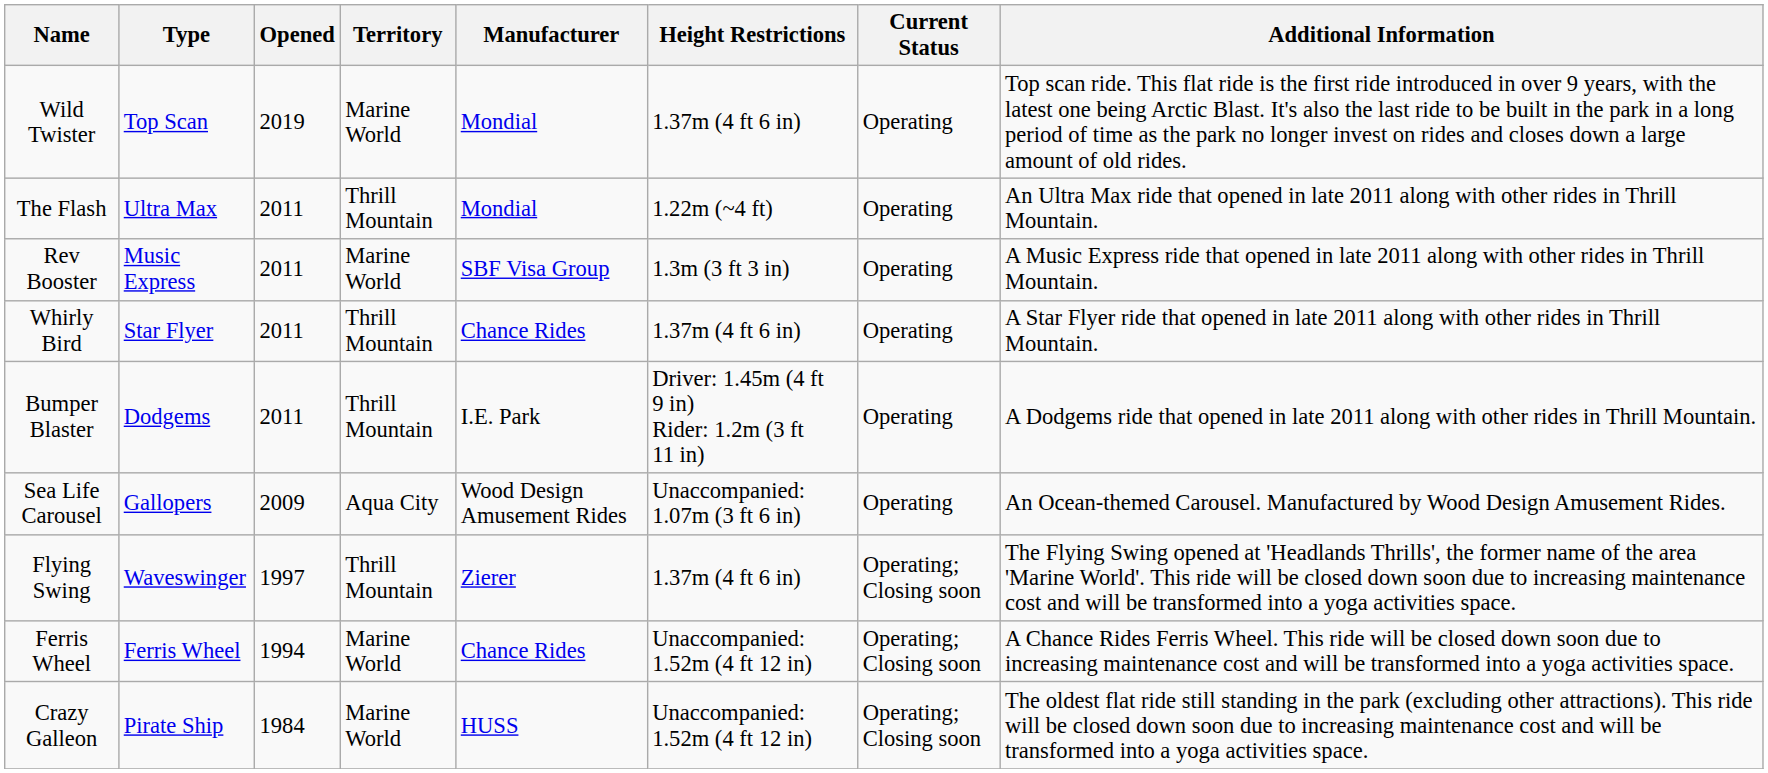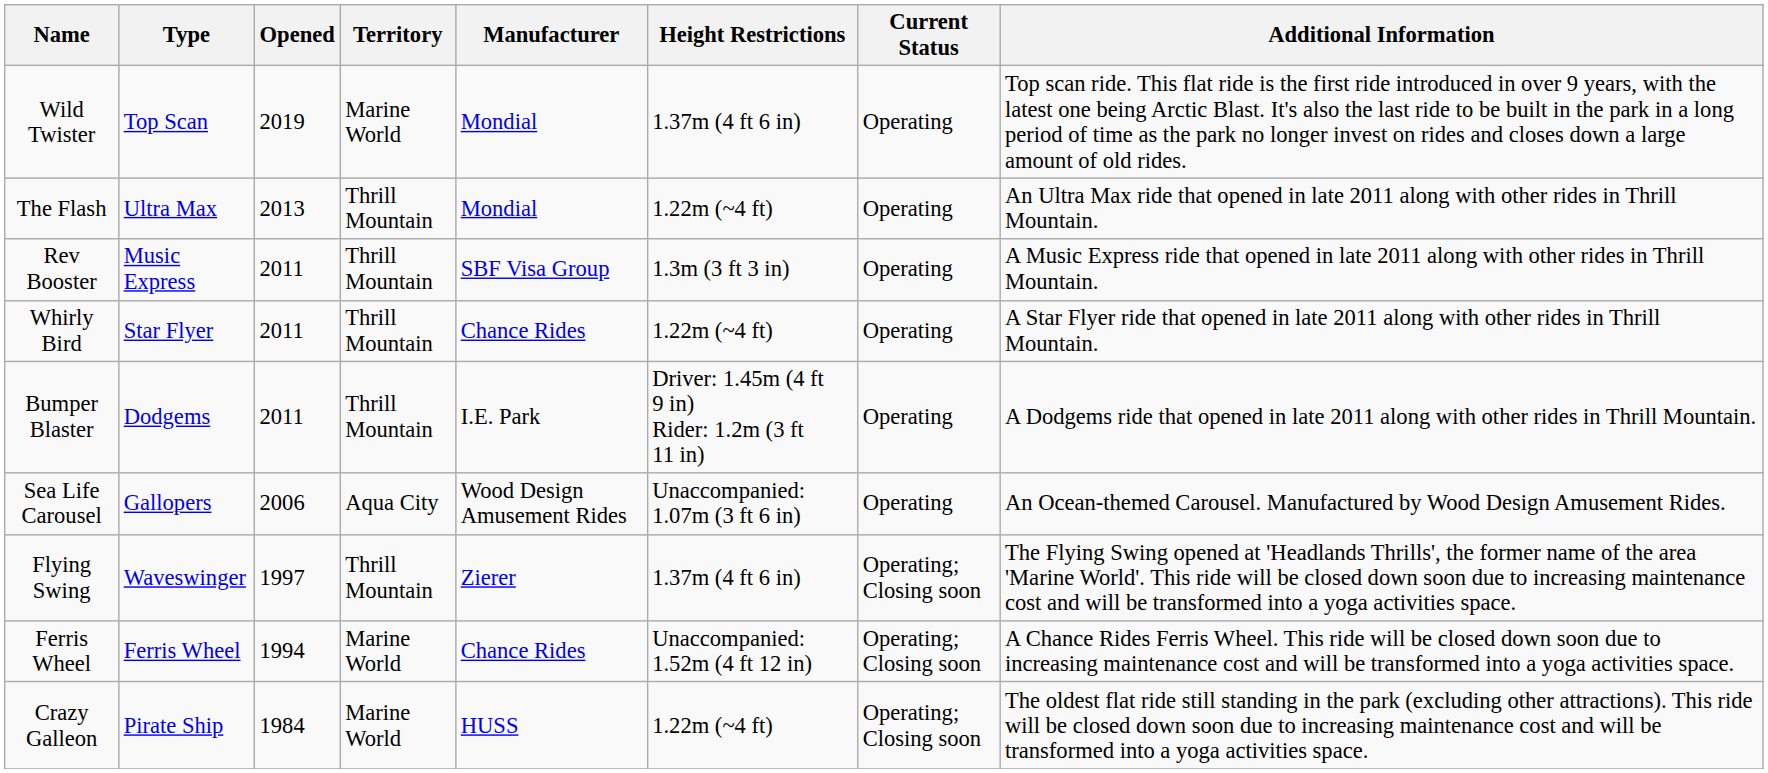(282, 208) 2011 -> (282, 208) 2013
(378, 269) Marine World -> (389, 269) Thrill Mountain
(726, 330) 1.37m (4 ft 6 in) -> (713, 330) 1.22m (~4 ft)
(282, 503) 2009 -> (282, 503) 2006
(732, 725) Unaccompanied: 1.52m (4 ft 12 in) -> (713, 725) 1.22m (~4 ft)
